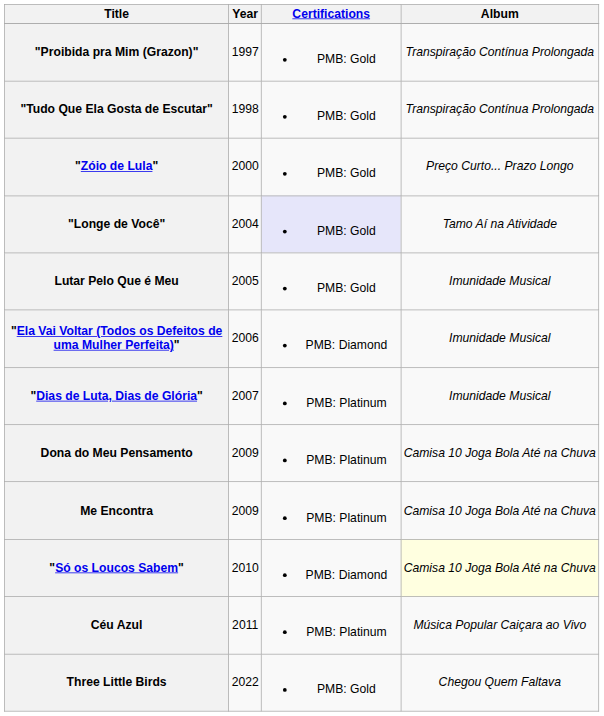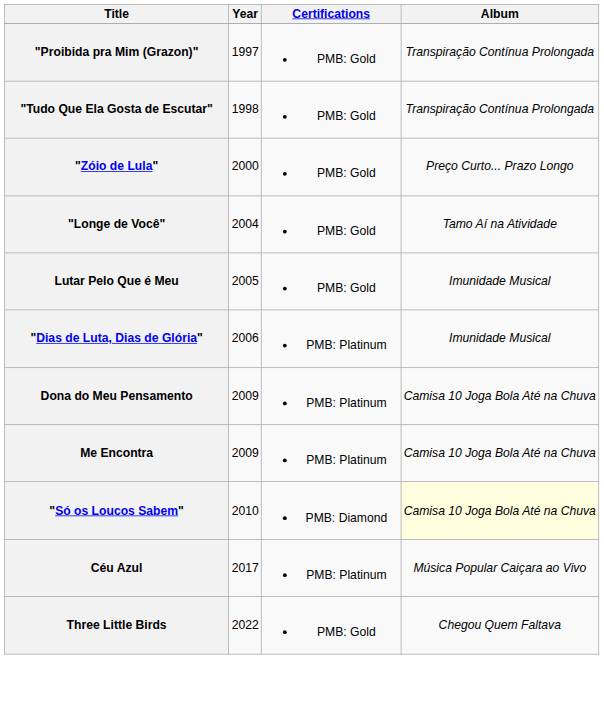(331, 231) lavender background -> (331, 231) no background
- row: (117, 338)
(245, 396) 2007 -> (245, 338) 2006
(245, 625) 2011 -> (245, 567) 2017
